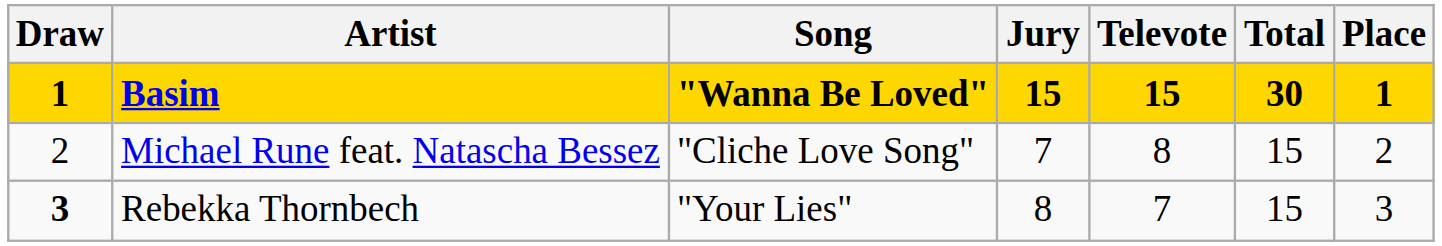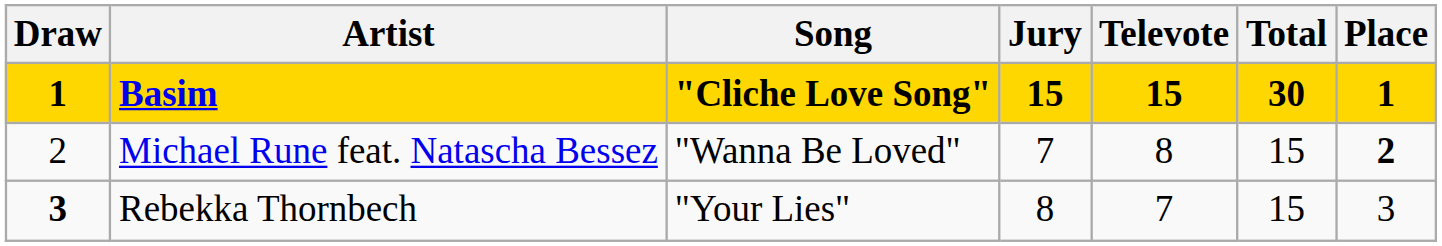(833, 92) "Wanna Be Loved" -> (833, 92) "Cliche Love Song"
(825, 151) "Cliche Love Song" -> (818, 151) "Wanna Be Loved"
(1384, 151) normal -> (1386, 151) bold
